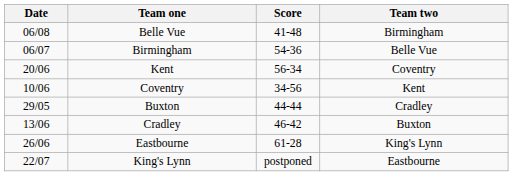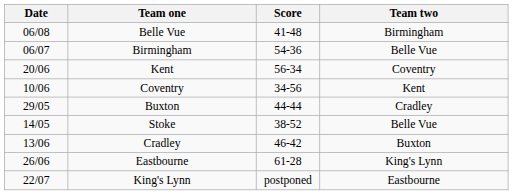+ row: (162, 124)
